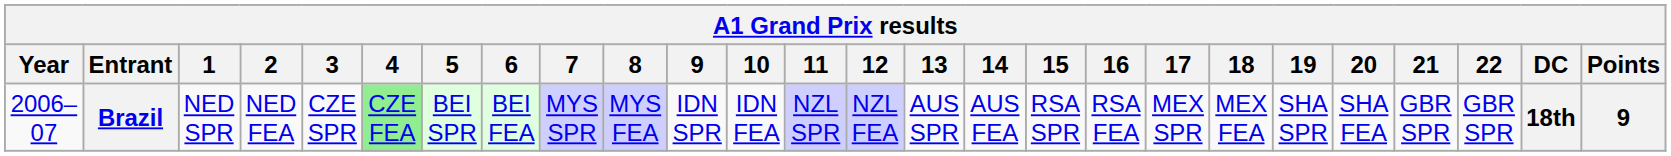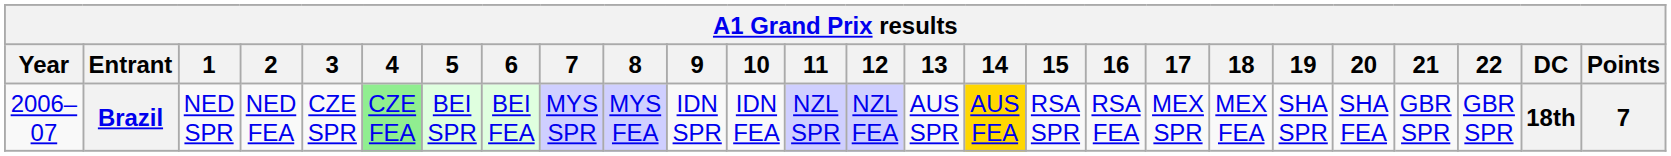(995, 117) no background -> (995, 117) gold background
(1623, 117) 9 -> (1623, 117) 7
